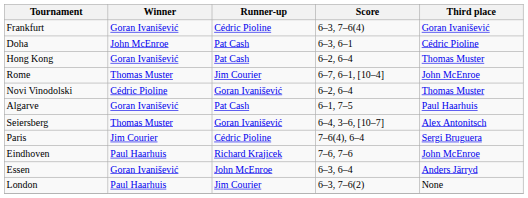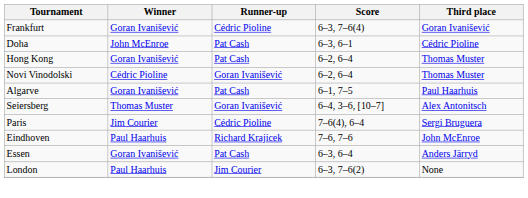- row: (18, 75)
(243, 169) John McEnroe -> (232, 153) Pat Cash
